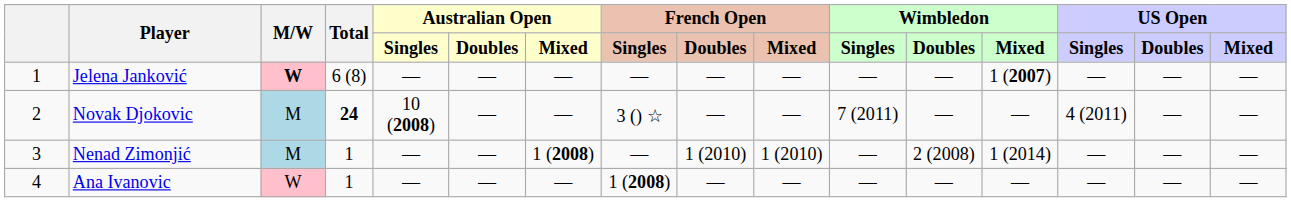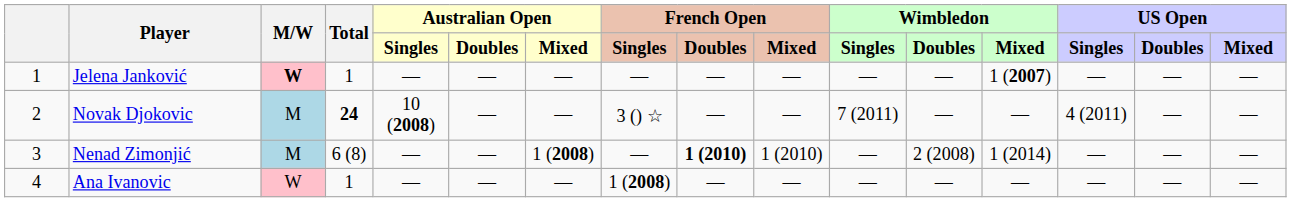(349, 76) 6 (8) -> (349, 76) 1
(349, 153) 1 -> (349, 153) 6 (8)
(716, 153) normal -> (716, 153) bold
